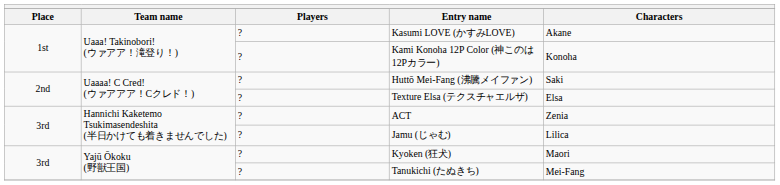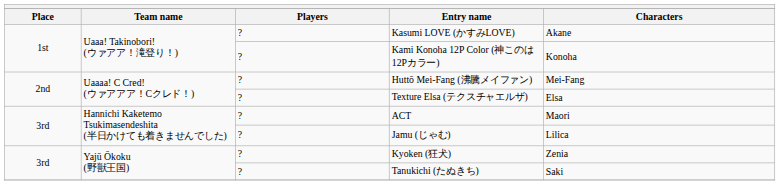(555, 80) Saki -> (565, 80) Mei-Fang
(557, 115) Zenia -> (558, 115) Maori
(558, 154) Maori -> (557, 154) Zenia
(565, 171) Mei-Fang -> (555, 171) Saki
